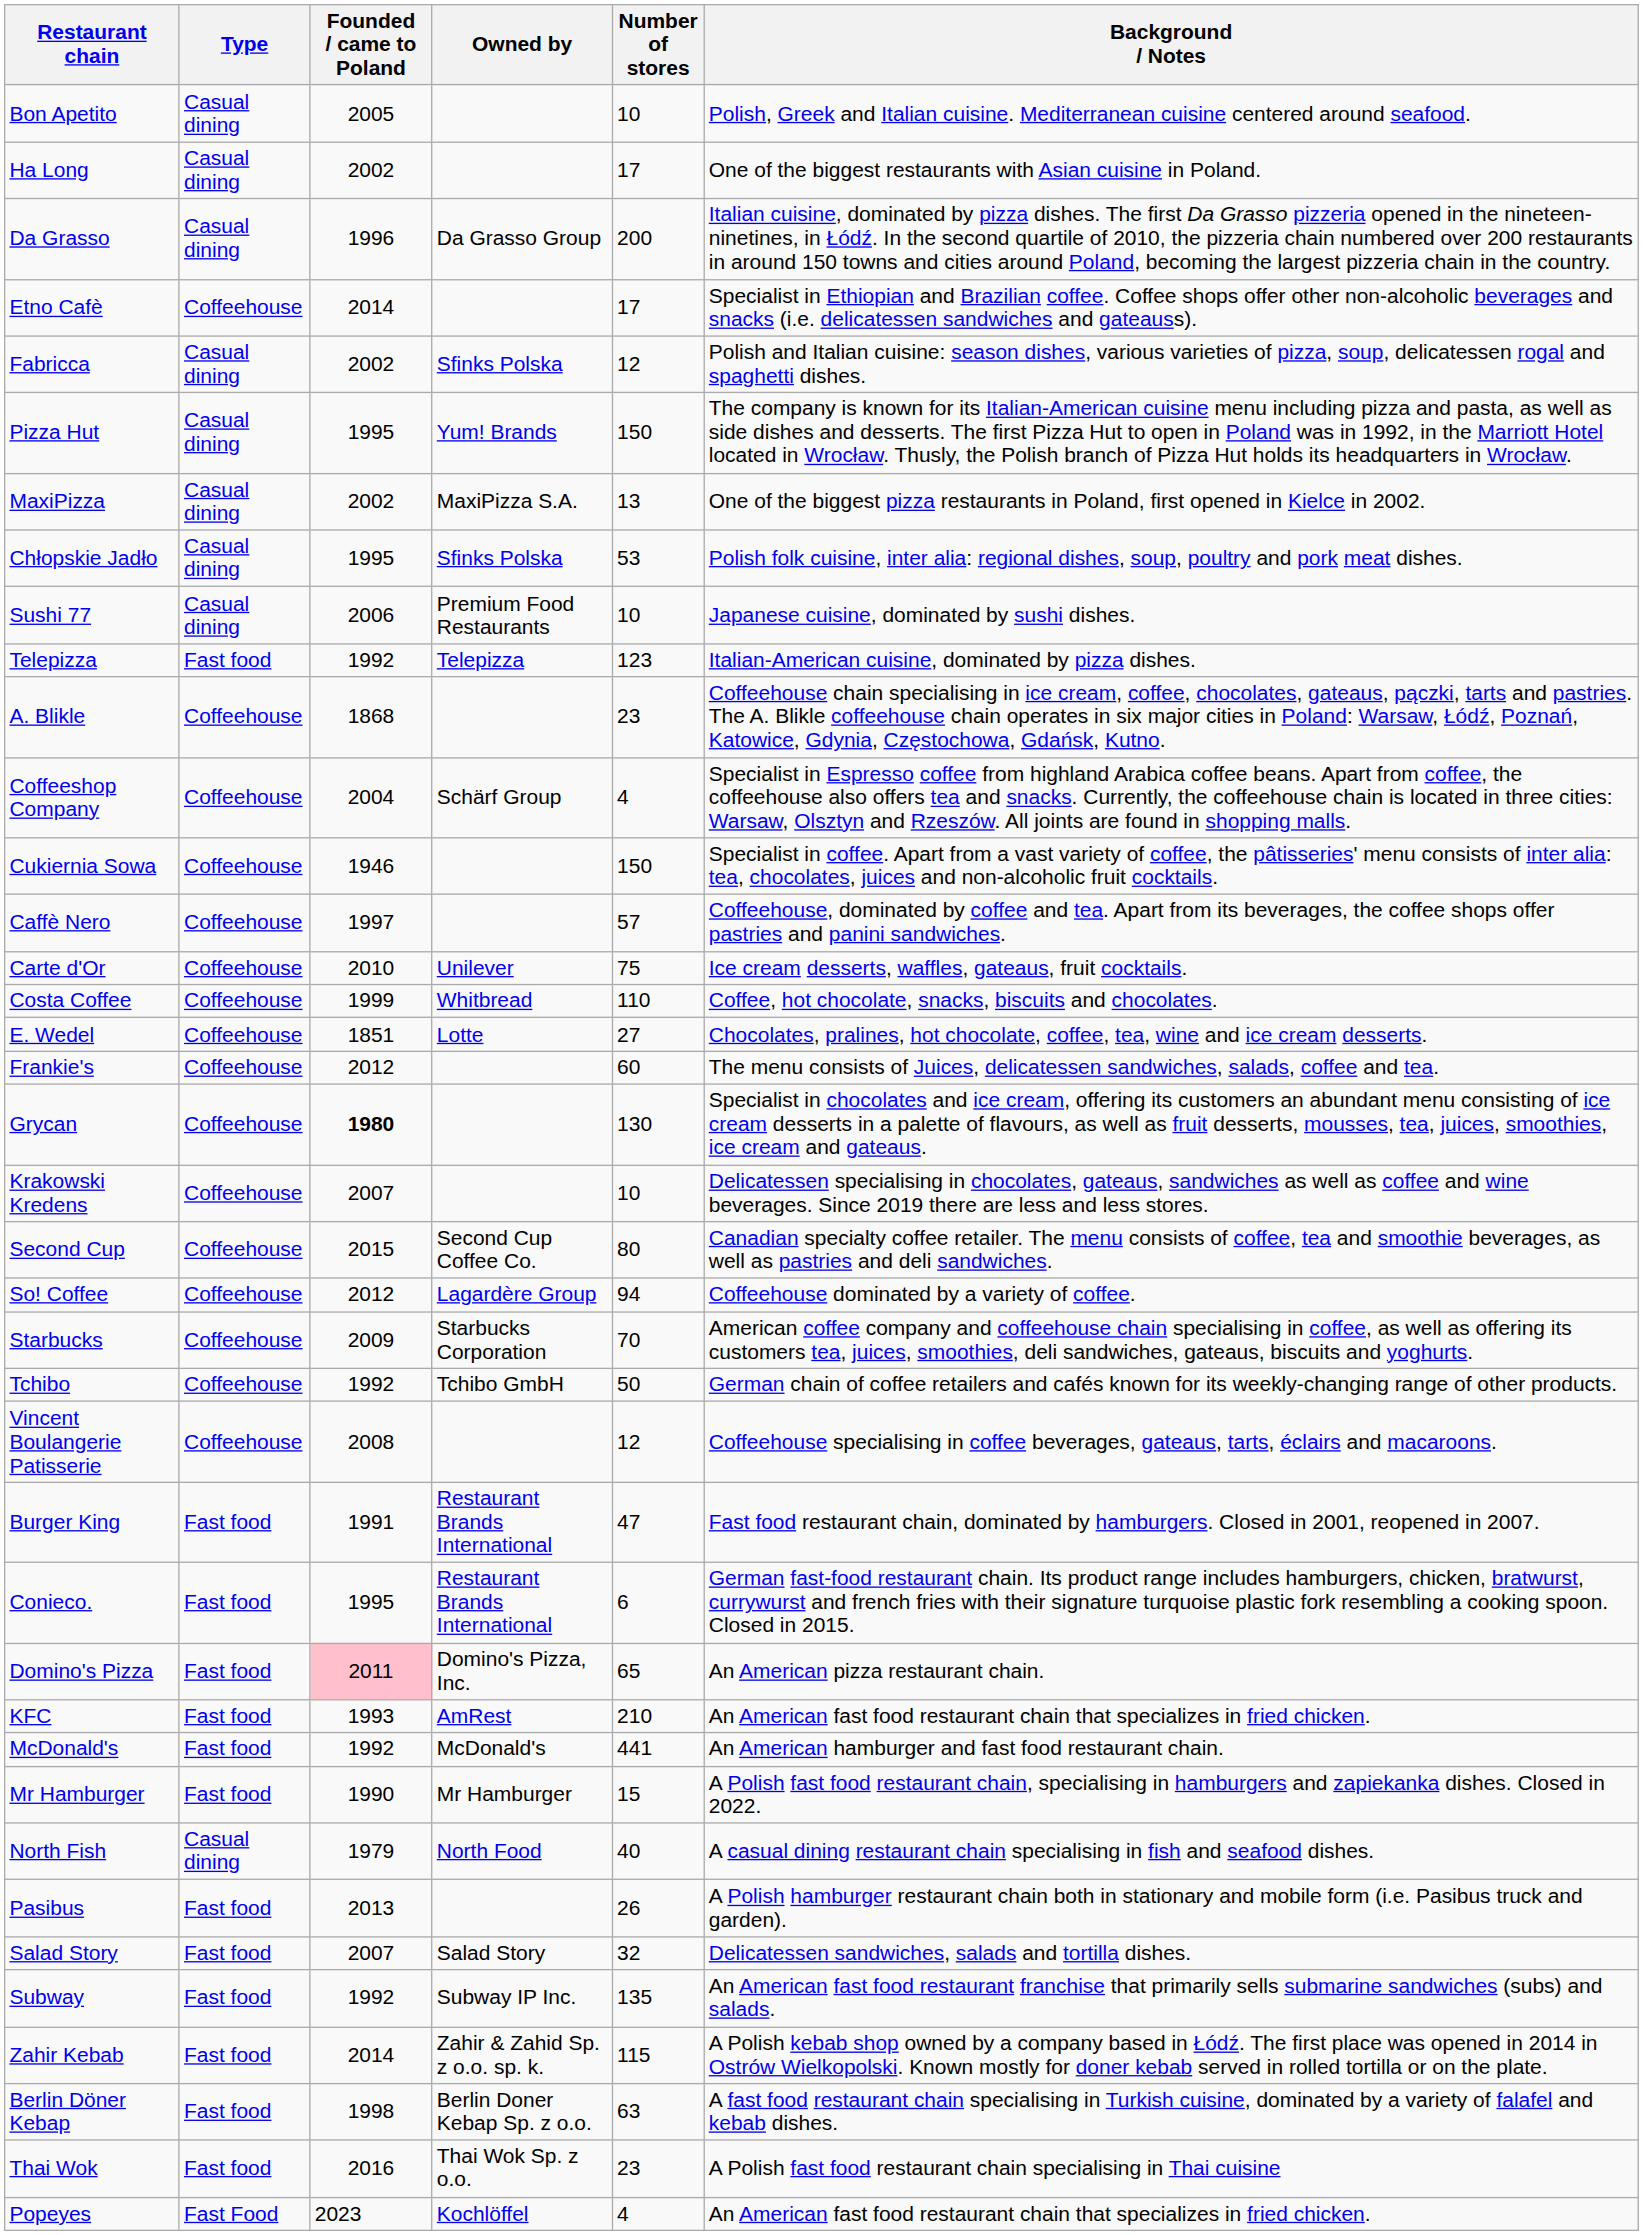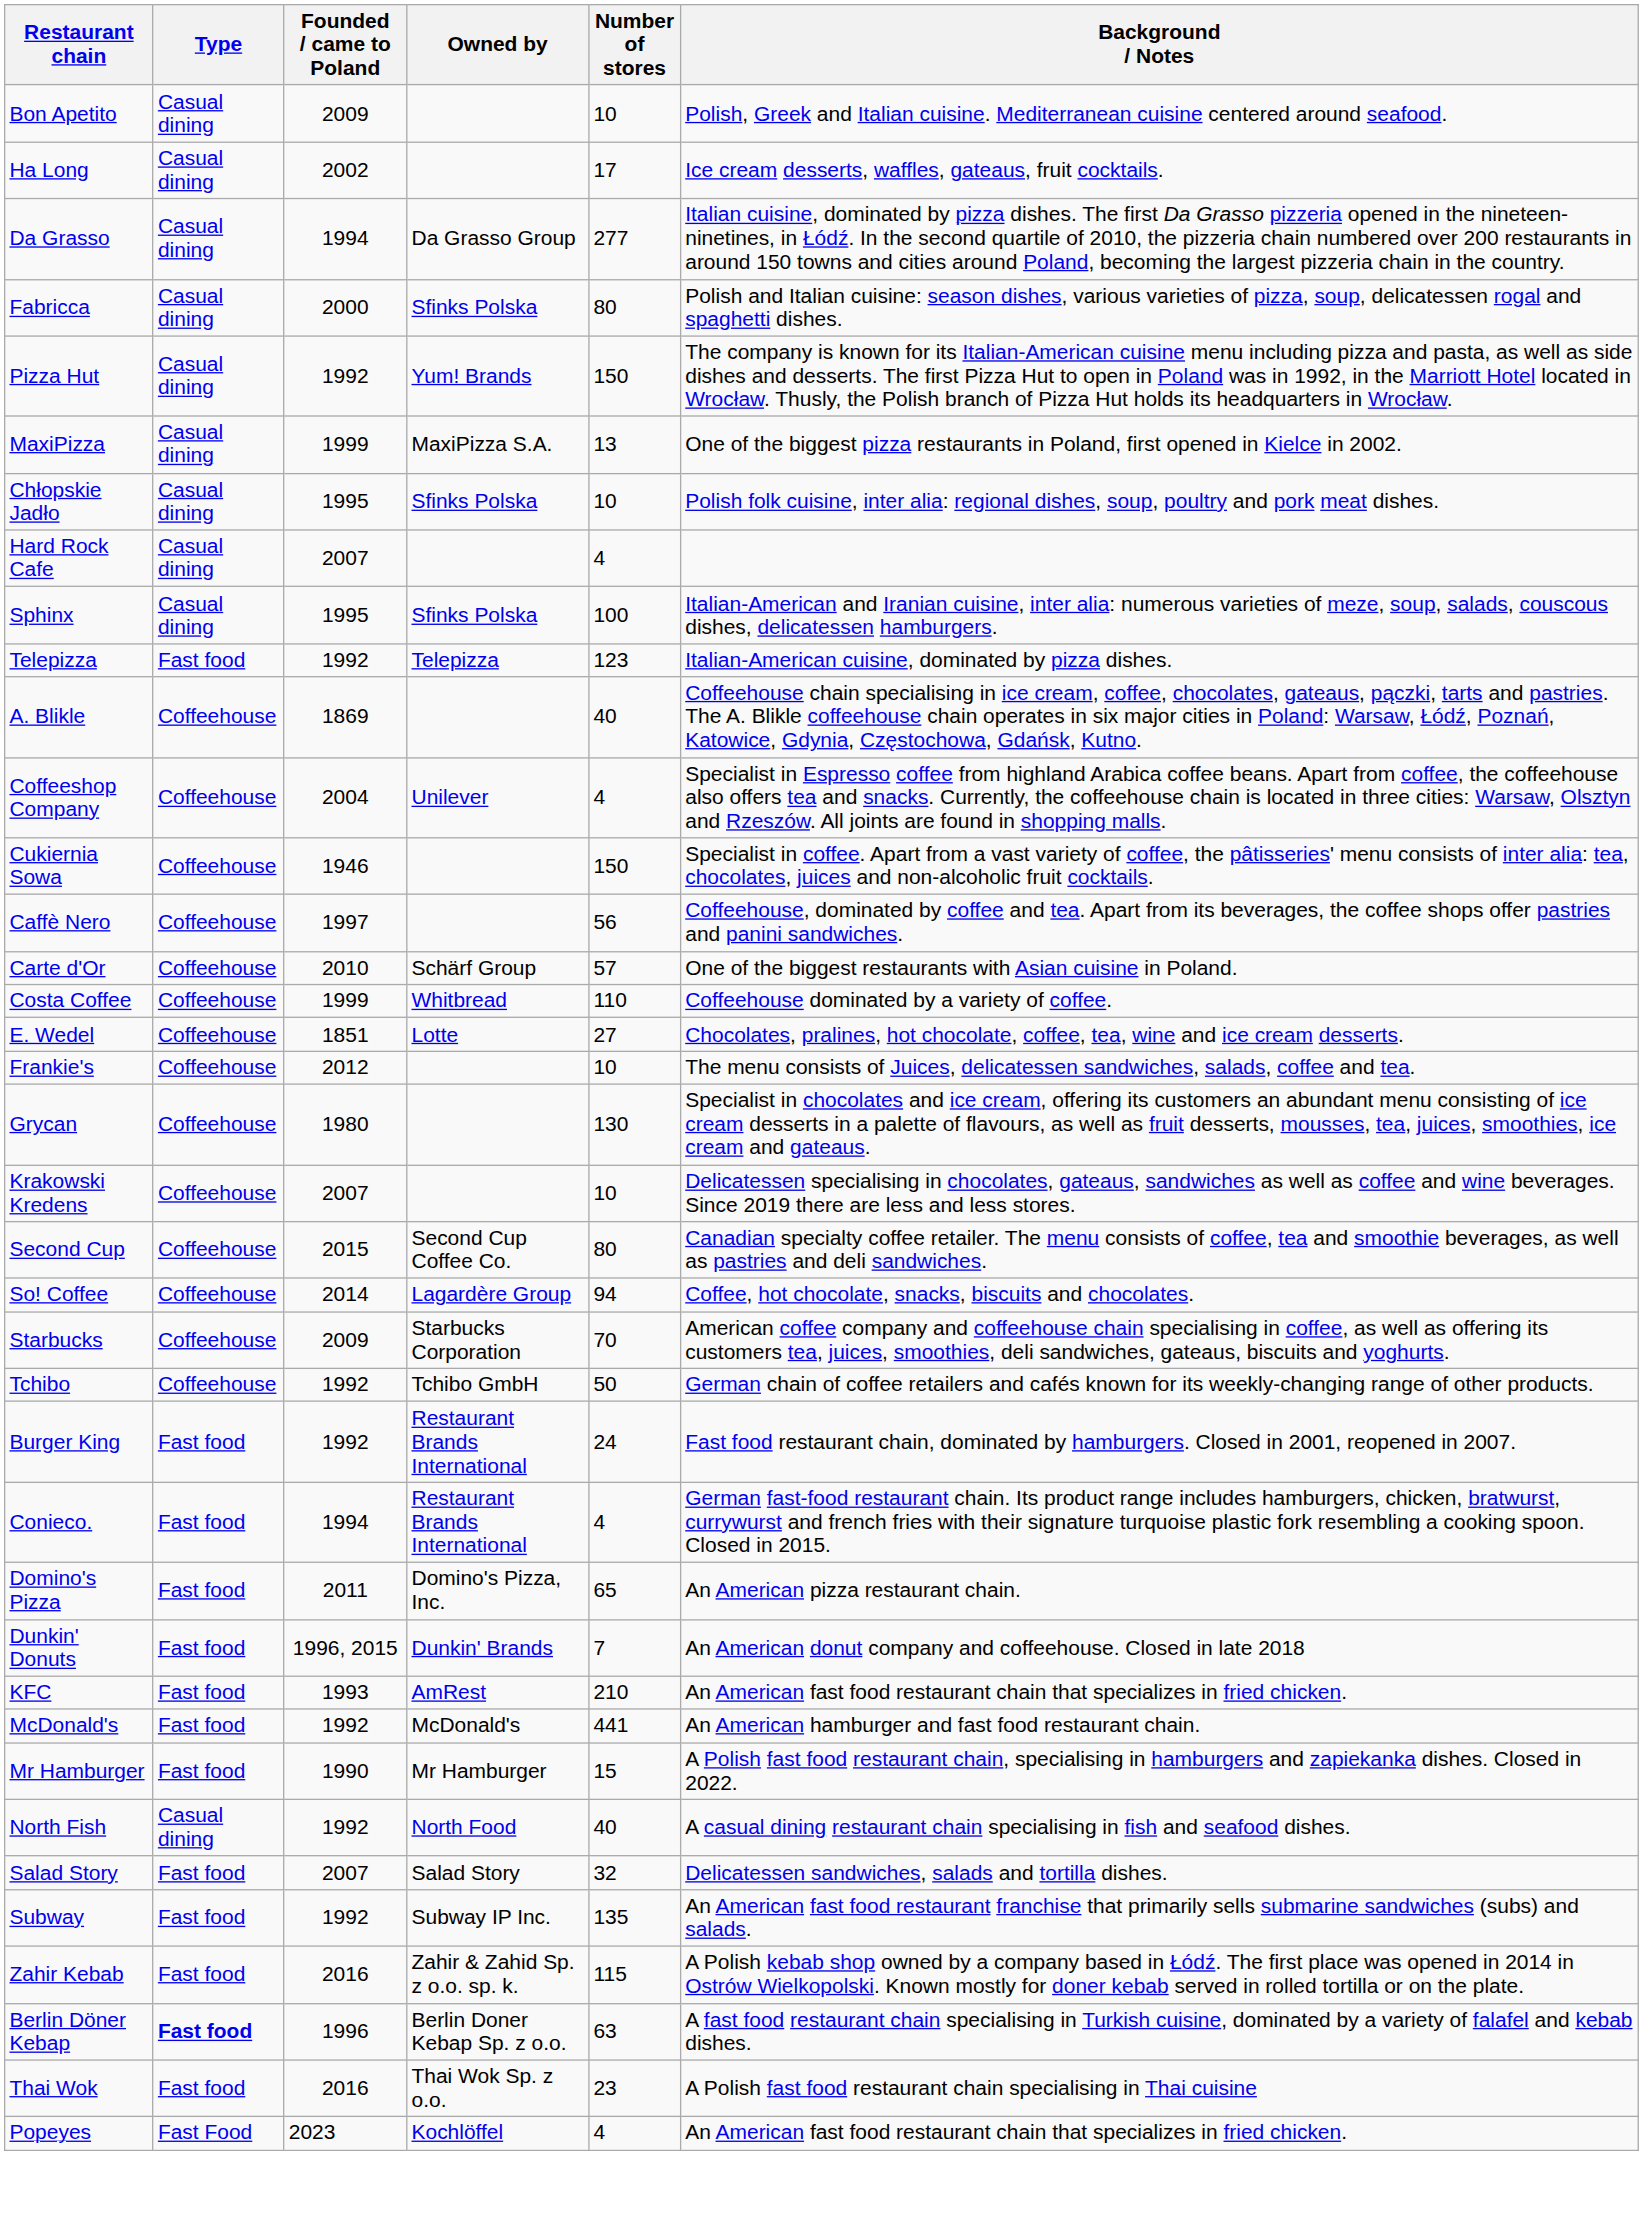(371, 113) 2005 -> (345, 113) 2009
(985, 170) One of the biggest restaurants with Asian cuisine in Poland. -> (924, 170) Ice cream desserts, waffles, gateaus, fruit cocktails.
(371, 238) 1996 -> (345, 238) 1994
(635, 238) 200 -> (611, 238) 277
- row: (56, 307)
(371, 364) 2002 -> (345, 307) 2000
(629, 364) 12 -> (605, 307) 80
(371, 432) 1995 -> (345, 375) 1992
(371, 501) 2002 -> (345, 444) 1999
(629, 558) 53 -> (605, 501) 10
+ row: (59, 558)
+ row: (42, 615)
- row: (50, 615)
(371, 716) 1868 -> (345, 716) 1869
(629, 716) 23 -> (605, 716) 40
(499, 797) Schärf Group -> (450, 797) Unilever
(629, 922) 57 -> (605, 922) 56
(475, 967) Unilever -> (474, 967) Schärf Group
(629, 967) 75 -> (605, 967) 57
(948, 967) Ice cream desserts, waffles, gateaus, fruit cocktails. -> (961, 967) One of the biggest restaurants with Asian cuisine in Poland.
(963, 1001) Coffee, hot chocolate, snacks, biscuits and chocolates. -> (899, 1001) Coffeehouse dominated by a variety of coffee.
(629, 1067) 60 -> (605, 1067) 10
(371, 1124) bold -> (345, 1124) normal
(371, 1294) 2012 -> (345, 1294) 2014
(922, 1294) Coffeehouse dominated by a variety of coffee. -> (940, 1294) Coffee, hot chocolate, snacks, biscuits and chocolates.
- row: (65, 1441)
(371, 1522) 1991 -> (345, 1441) 1992
(629, 1522) 47 -> (605, 1441) 24
(371, 1602) 1995 -> (345, 1522) 1994
(623, 1602) 6 -> (599, 1522) 4
(371, 1671) pink background -> (345, 1590) no background
+ row: (44, 1647)
(371, 1851) 1979 -> (345, 1827) 1992
- row: (47, 1908)
(371, 2054) 2014 -> (345, 1974) 2016
(228, 2111) normal -> (205, 2031) bold
(371, 2111) 1998 -> (345, 2031) 1996
